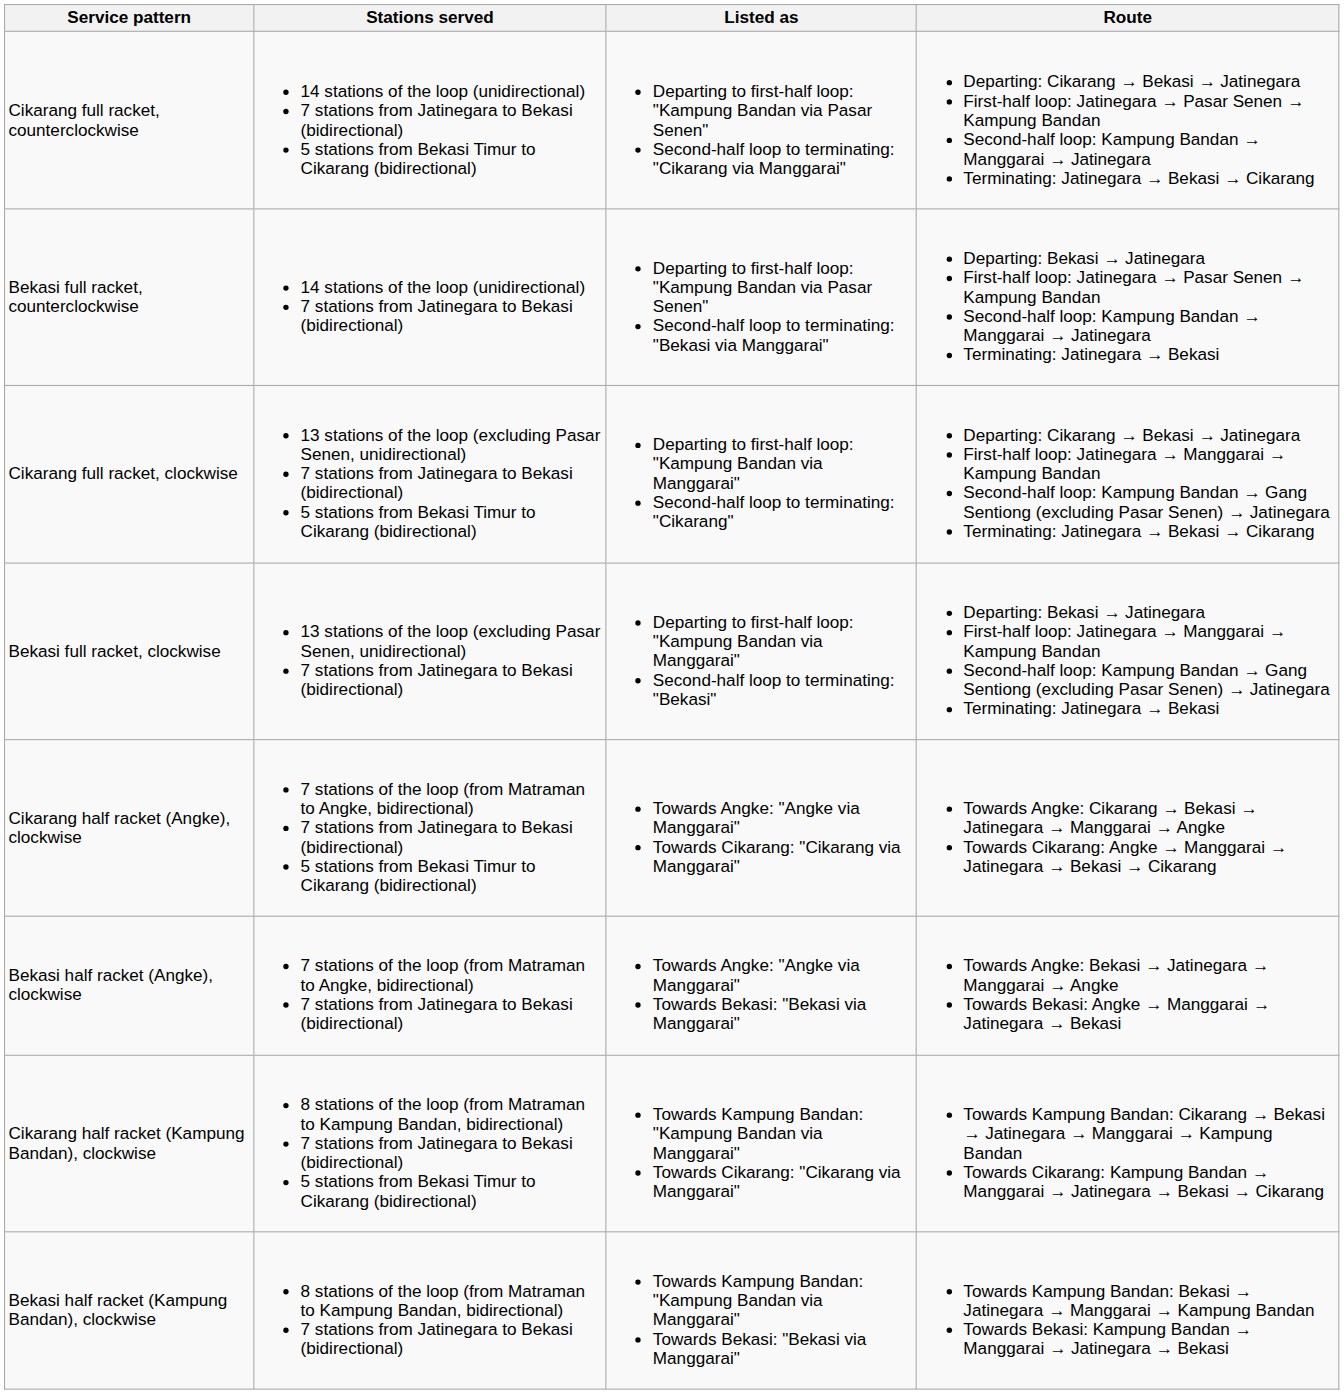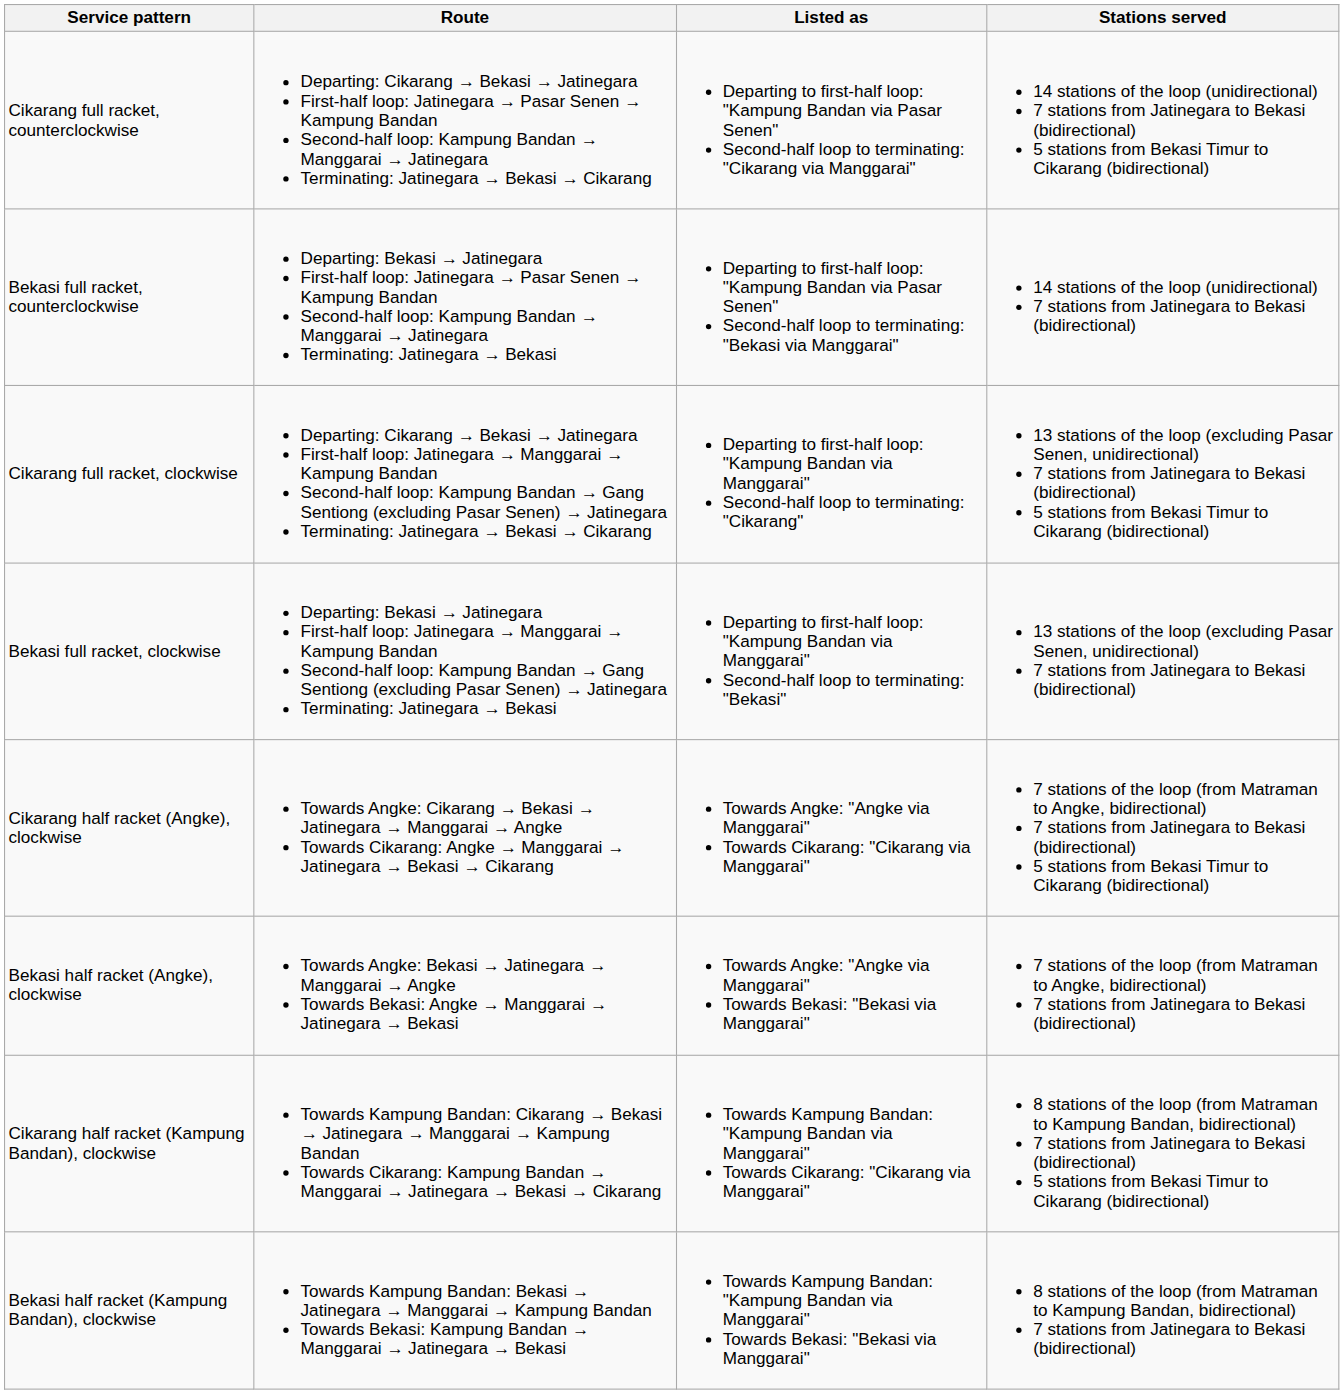columns swapped: (1128, 18) <-> (430, 18)
